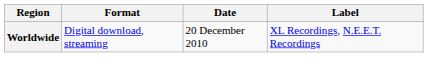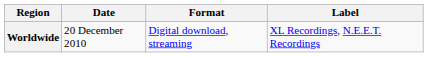columns swapped: (225, 13) <-> (122, 13)
